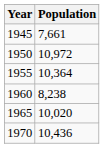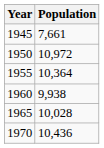(52, 93) 8,238 -> (52, 93) 9,938
(55, 113) 10,020 -> (55, 113) 10,028
